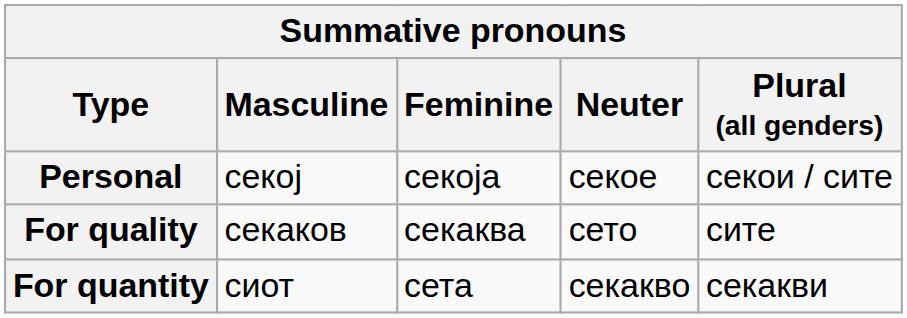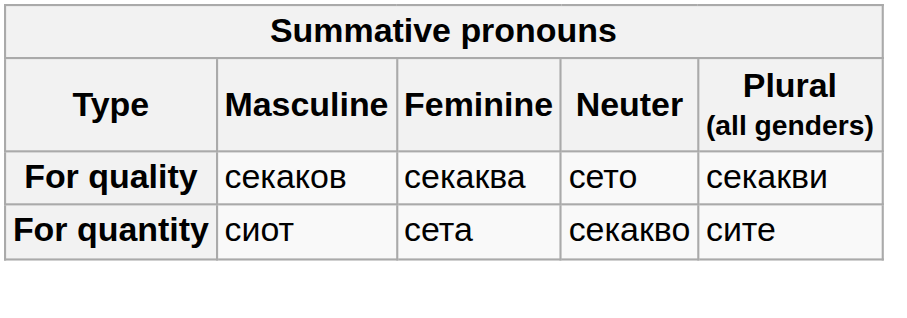- row: (111, 177)
(741, 230) сите -> (767, 177) секакви
(767, 284) секакви -> (741, 230) сите
